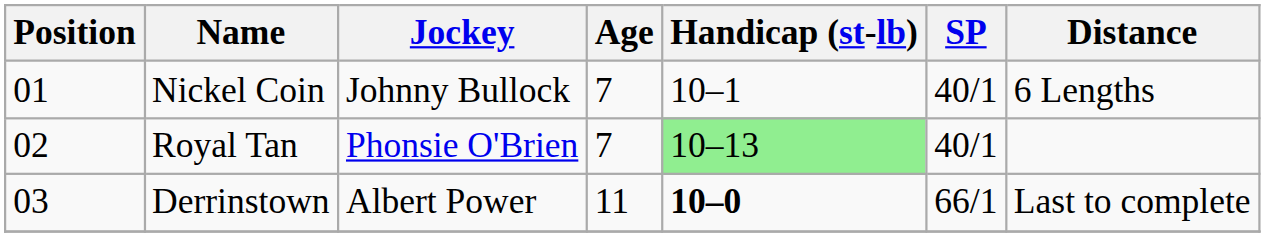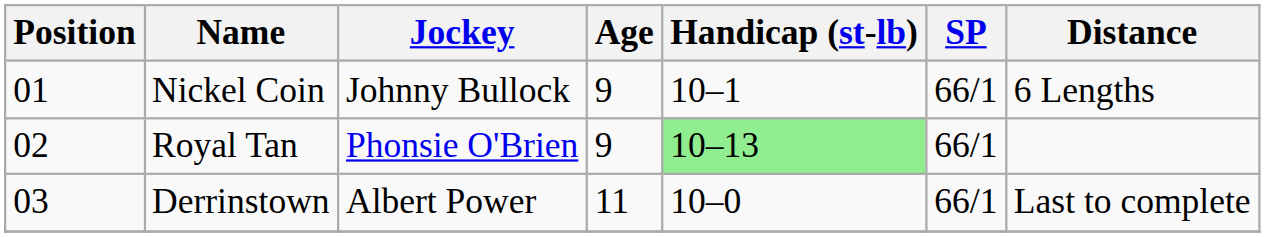(604, 88) 7 -> (604, 88) 9
(966, 88) 40/1 -> (966, 88) 66/1
(604, 145) 7 -> (604, 145) 9
(966, 145) 40/1 -> (966, 145) 66/1
(706, 201) bold -> (706, 201) normal
